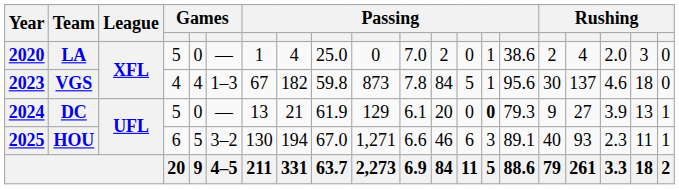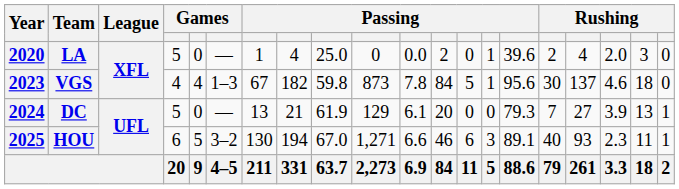(415, 55) 7.0 -> (415, 55) 0.0
(519, 55) 38.6 -> (519, 55) 39.6
(491, 112) bold -> (491, 112) normal
(552, 112) 9 -> (552, 112) 7
